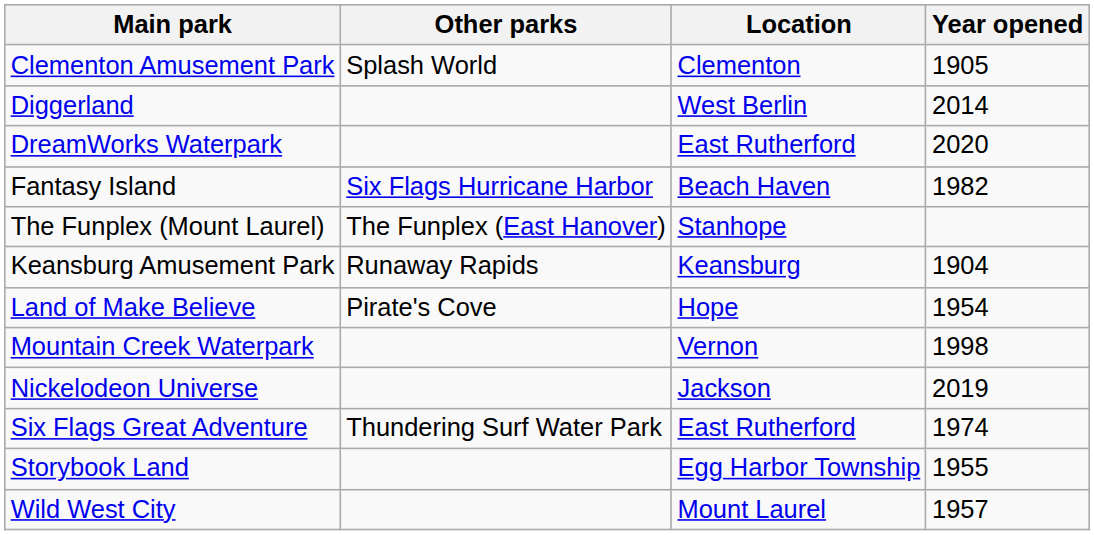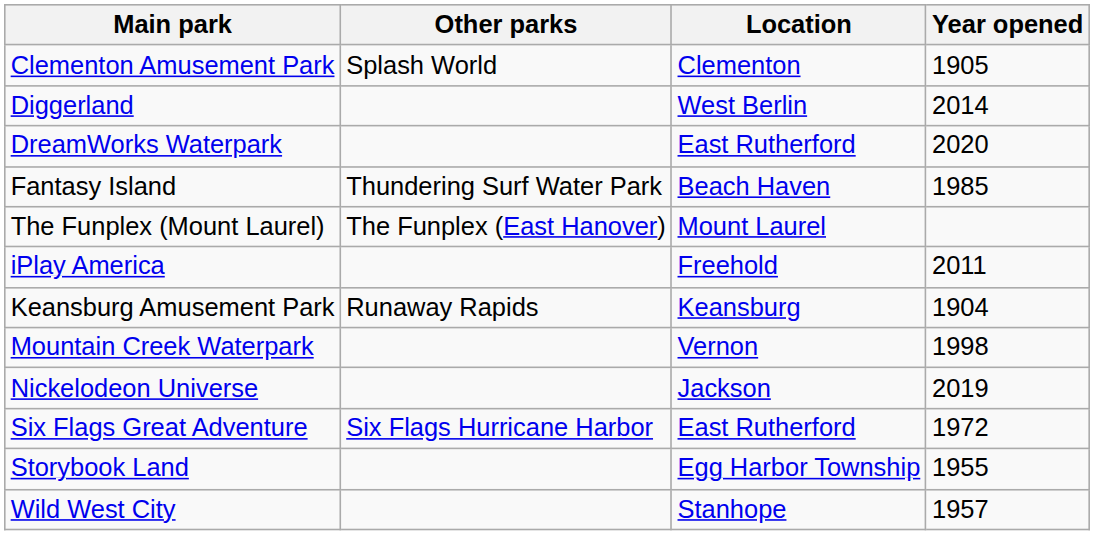(500, 186) Six Flags Hurricane Harbor -> (504, 186) Thundering Surf Water Park
(960, 186) 1982 -> (960, 186) 1985
(732, 226) Stanhope -> (752, 226) Mount Laurel
+ row: (88, 266)
- row: (133, 307)
(504, 428) Thundering Surf Water Park -> (500, 428) Six Flags Hurricane Harbor
(960, 428) 1974 -> (960, 428) 1972
(752, 508) Mount Laurel -> (732, 508) Stanhope
